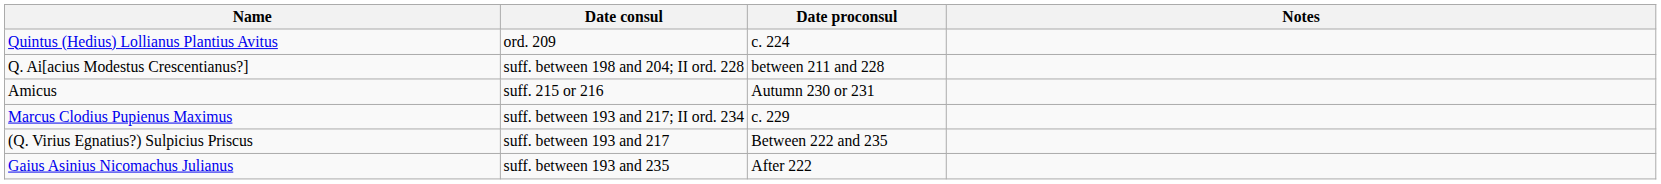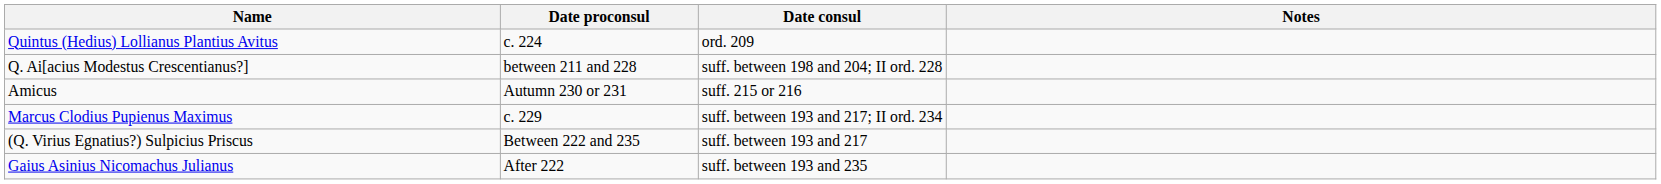columns swapped: (847, 16) <-> (624, 16)
